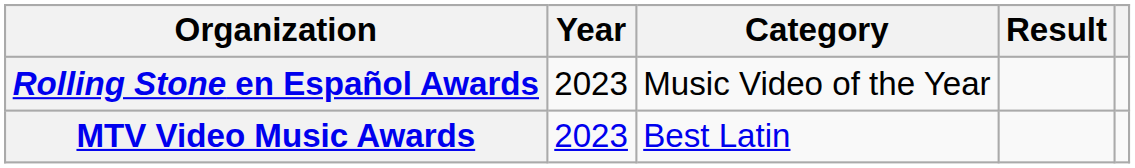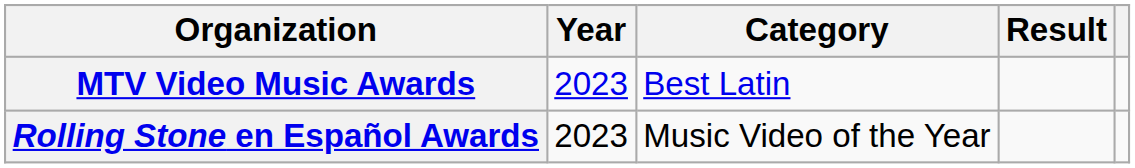rows swapped: (276, 135) <-> (276, 83)
